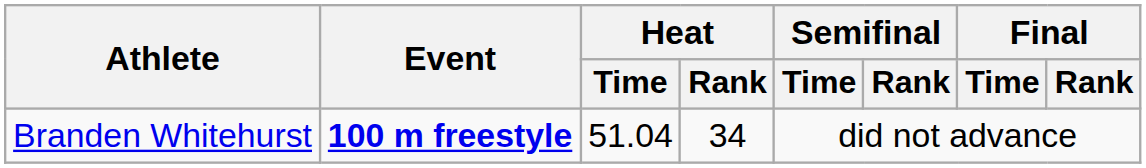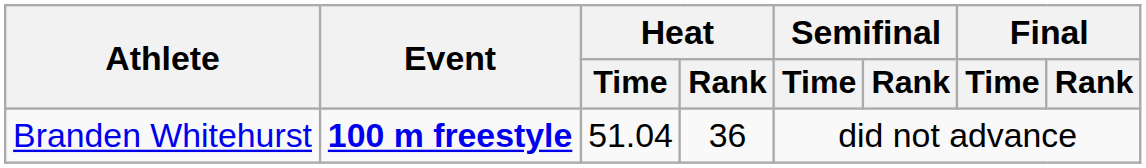(728, 136) 34 -> (728, 136) 36
